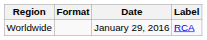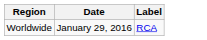- column: (73, 12)
